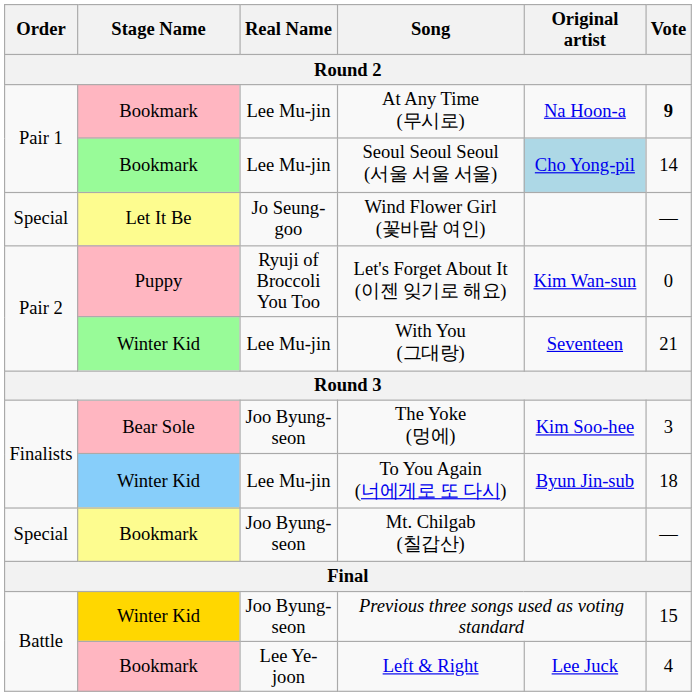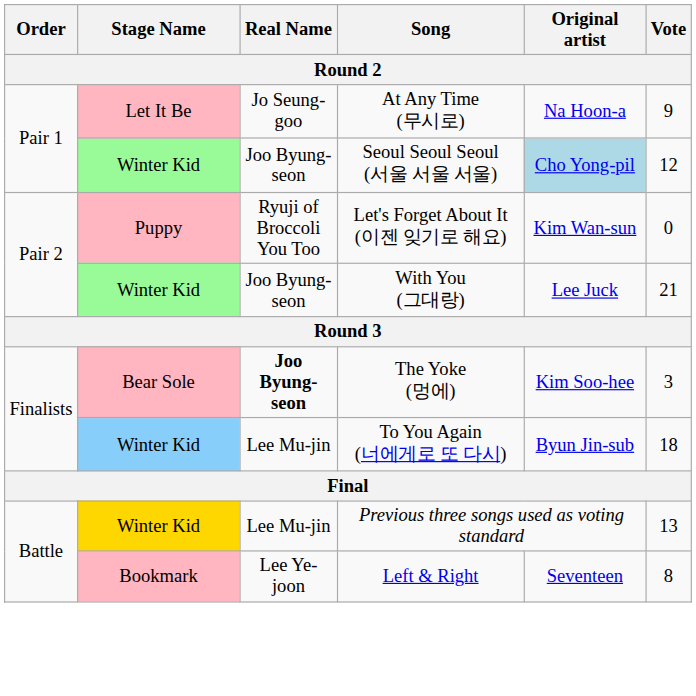(159, 111) Bookmark -> (159, 111) Let It Be
(288, 111) Lee Mu-jin -> (288, 111) Jo Seung-goo
(668, 111) bold -> (668, 111) normal
(159, 164) Bookmark -> (159, 164) Winter Kid
(288, 164) Lee Mu-jin -> (288, 164) Joo Byung-seon
(668, 164) 14 -> (668, 164) 12
- row: (431, 217)
(288, 343) Lee Mu-jin -> (288, 289) Joo Byung-seon
(585, 343) Seventeen -> (585, 289) Lee Juck
(288, 426) normal -> (288, 381) bold
- row: (431, 533)
(288, 616) Joo Byung-seon -> (288, 525) Lee Mu-jin
(668, 616) 15 -> (668, 525) 13
(585, 666) Lee Juck -> (585, 576) Seventeen
(668, 666) 4 -> (668, 576) 8
